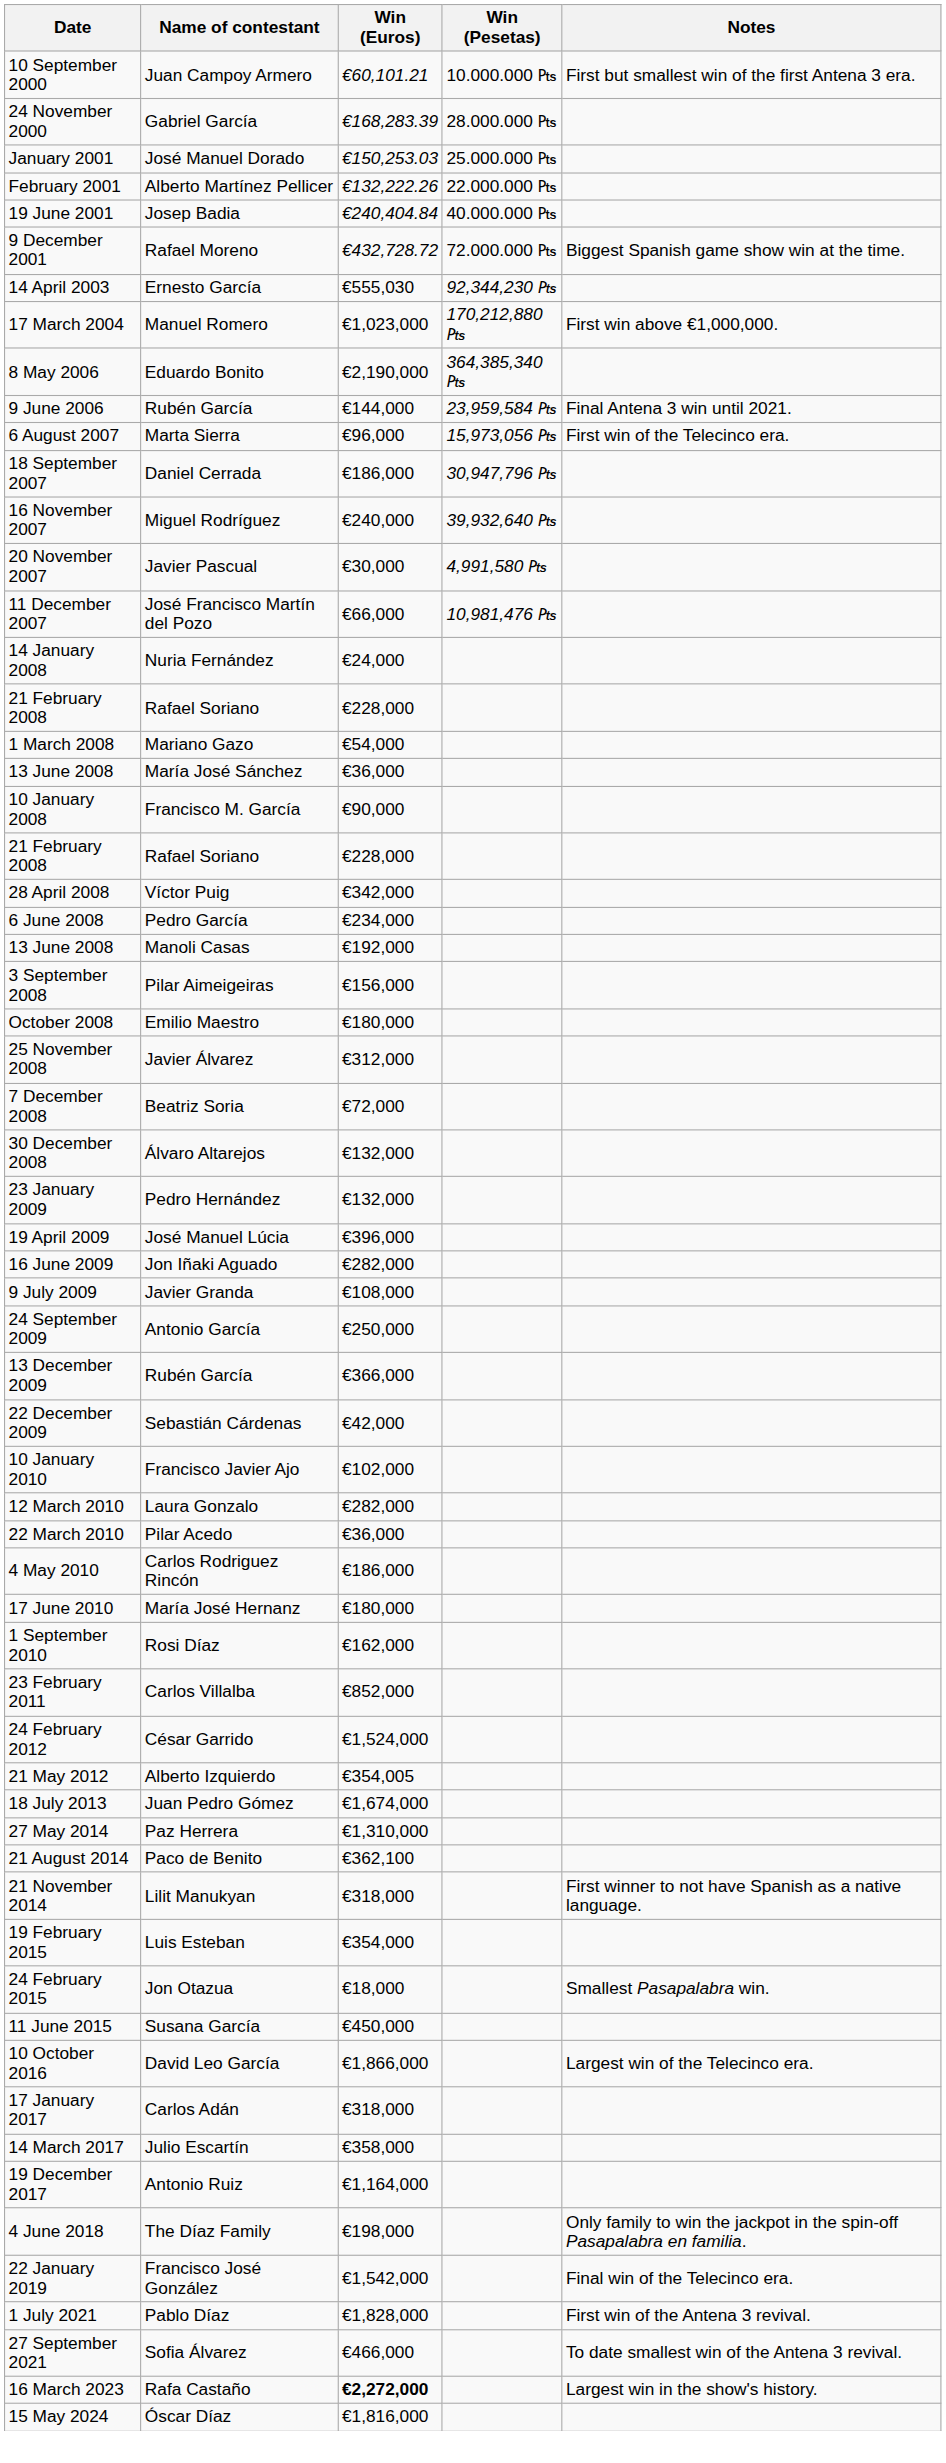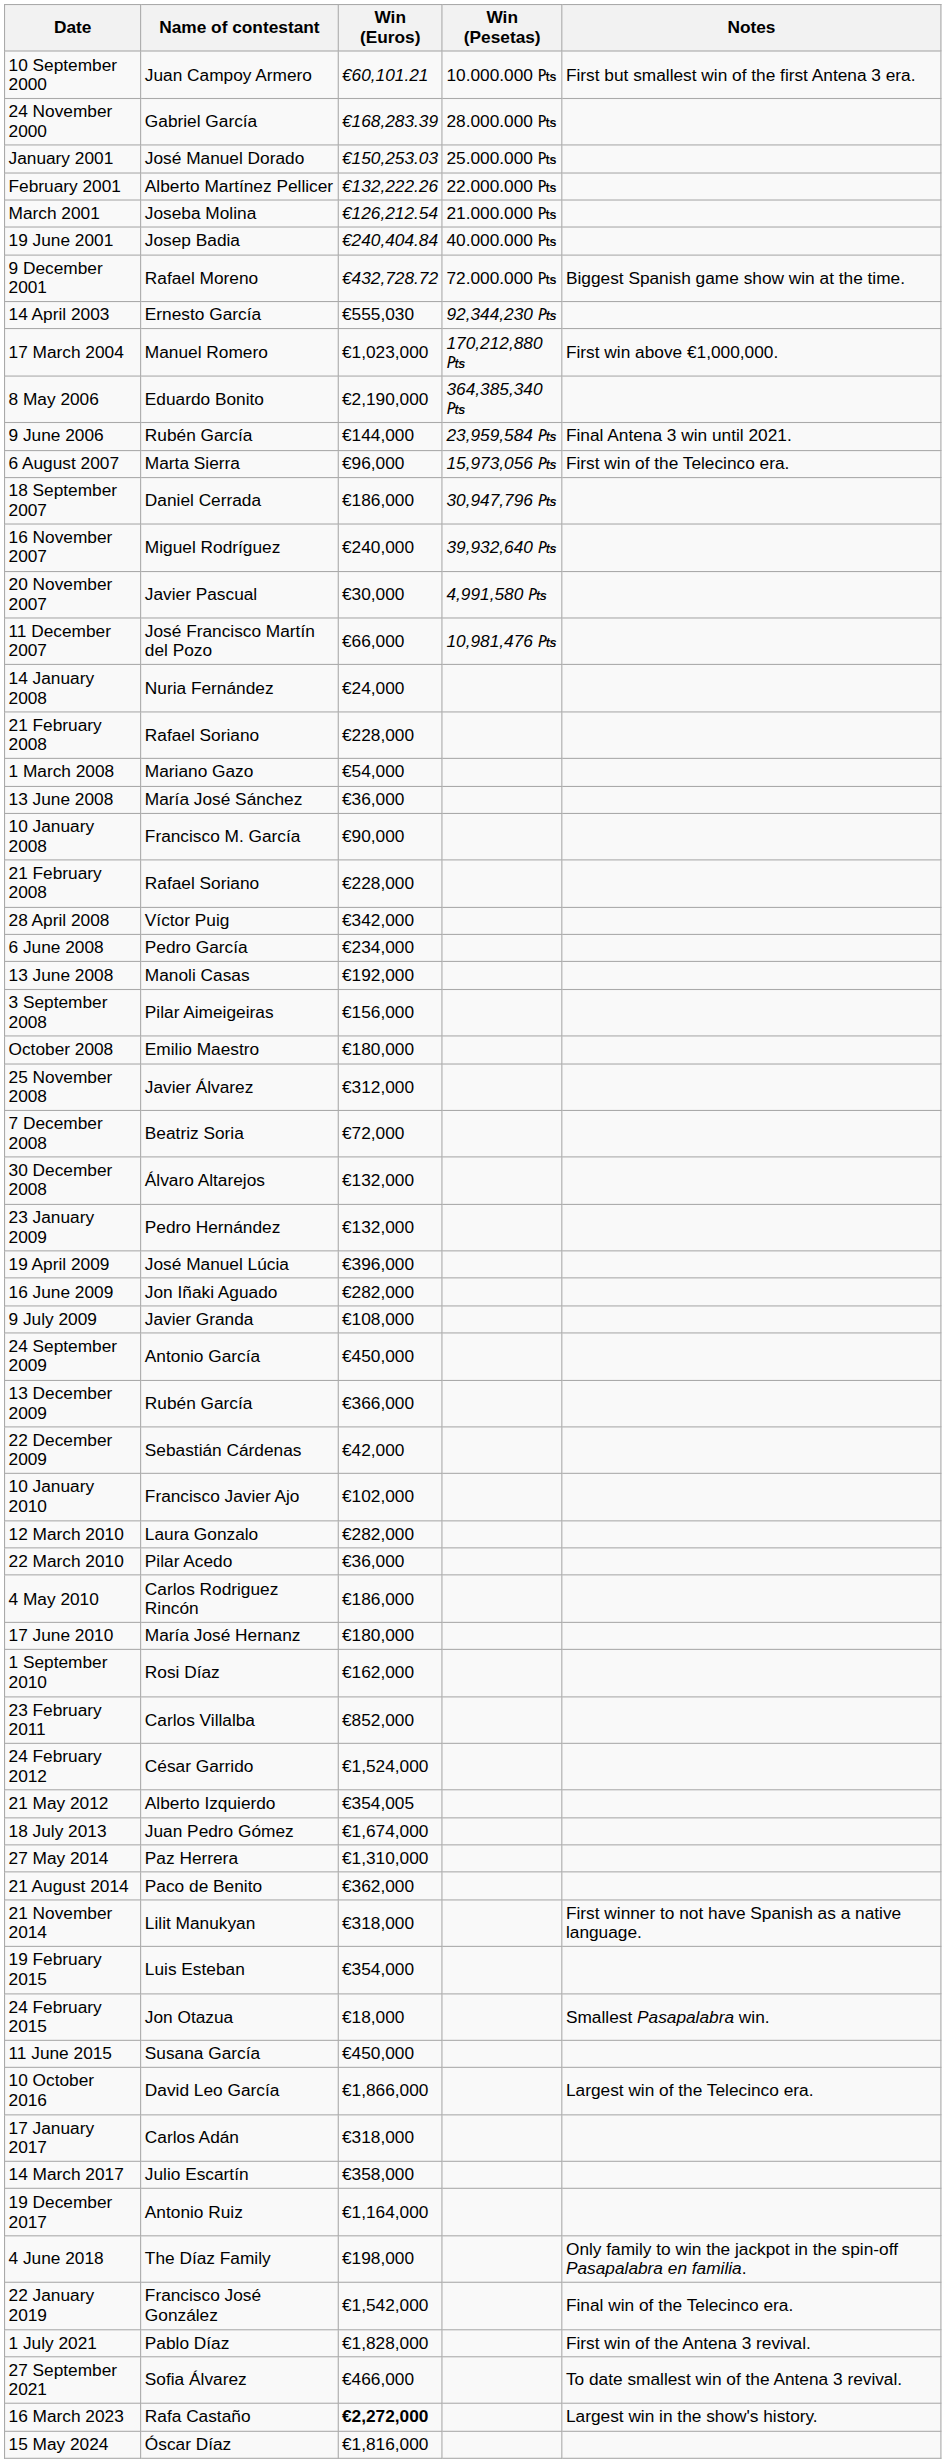+ row: (54, 213)
(378, 1329) €250,000 -> (378, 1356) €450,000
(378, 1858) €362,100 -> (378, 1885) €362,000
